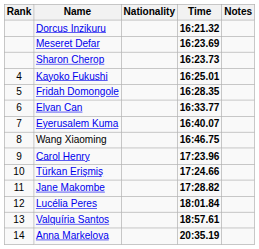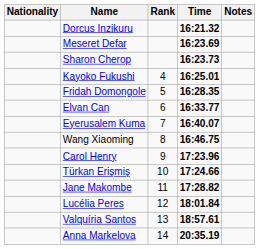columns swapped: (19, 12) <-> (149, 12)
